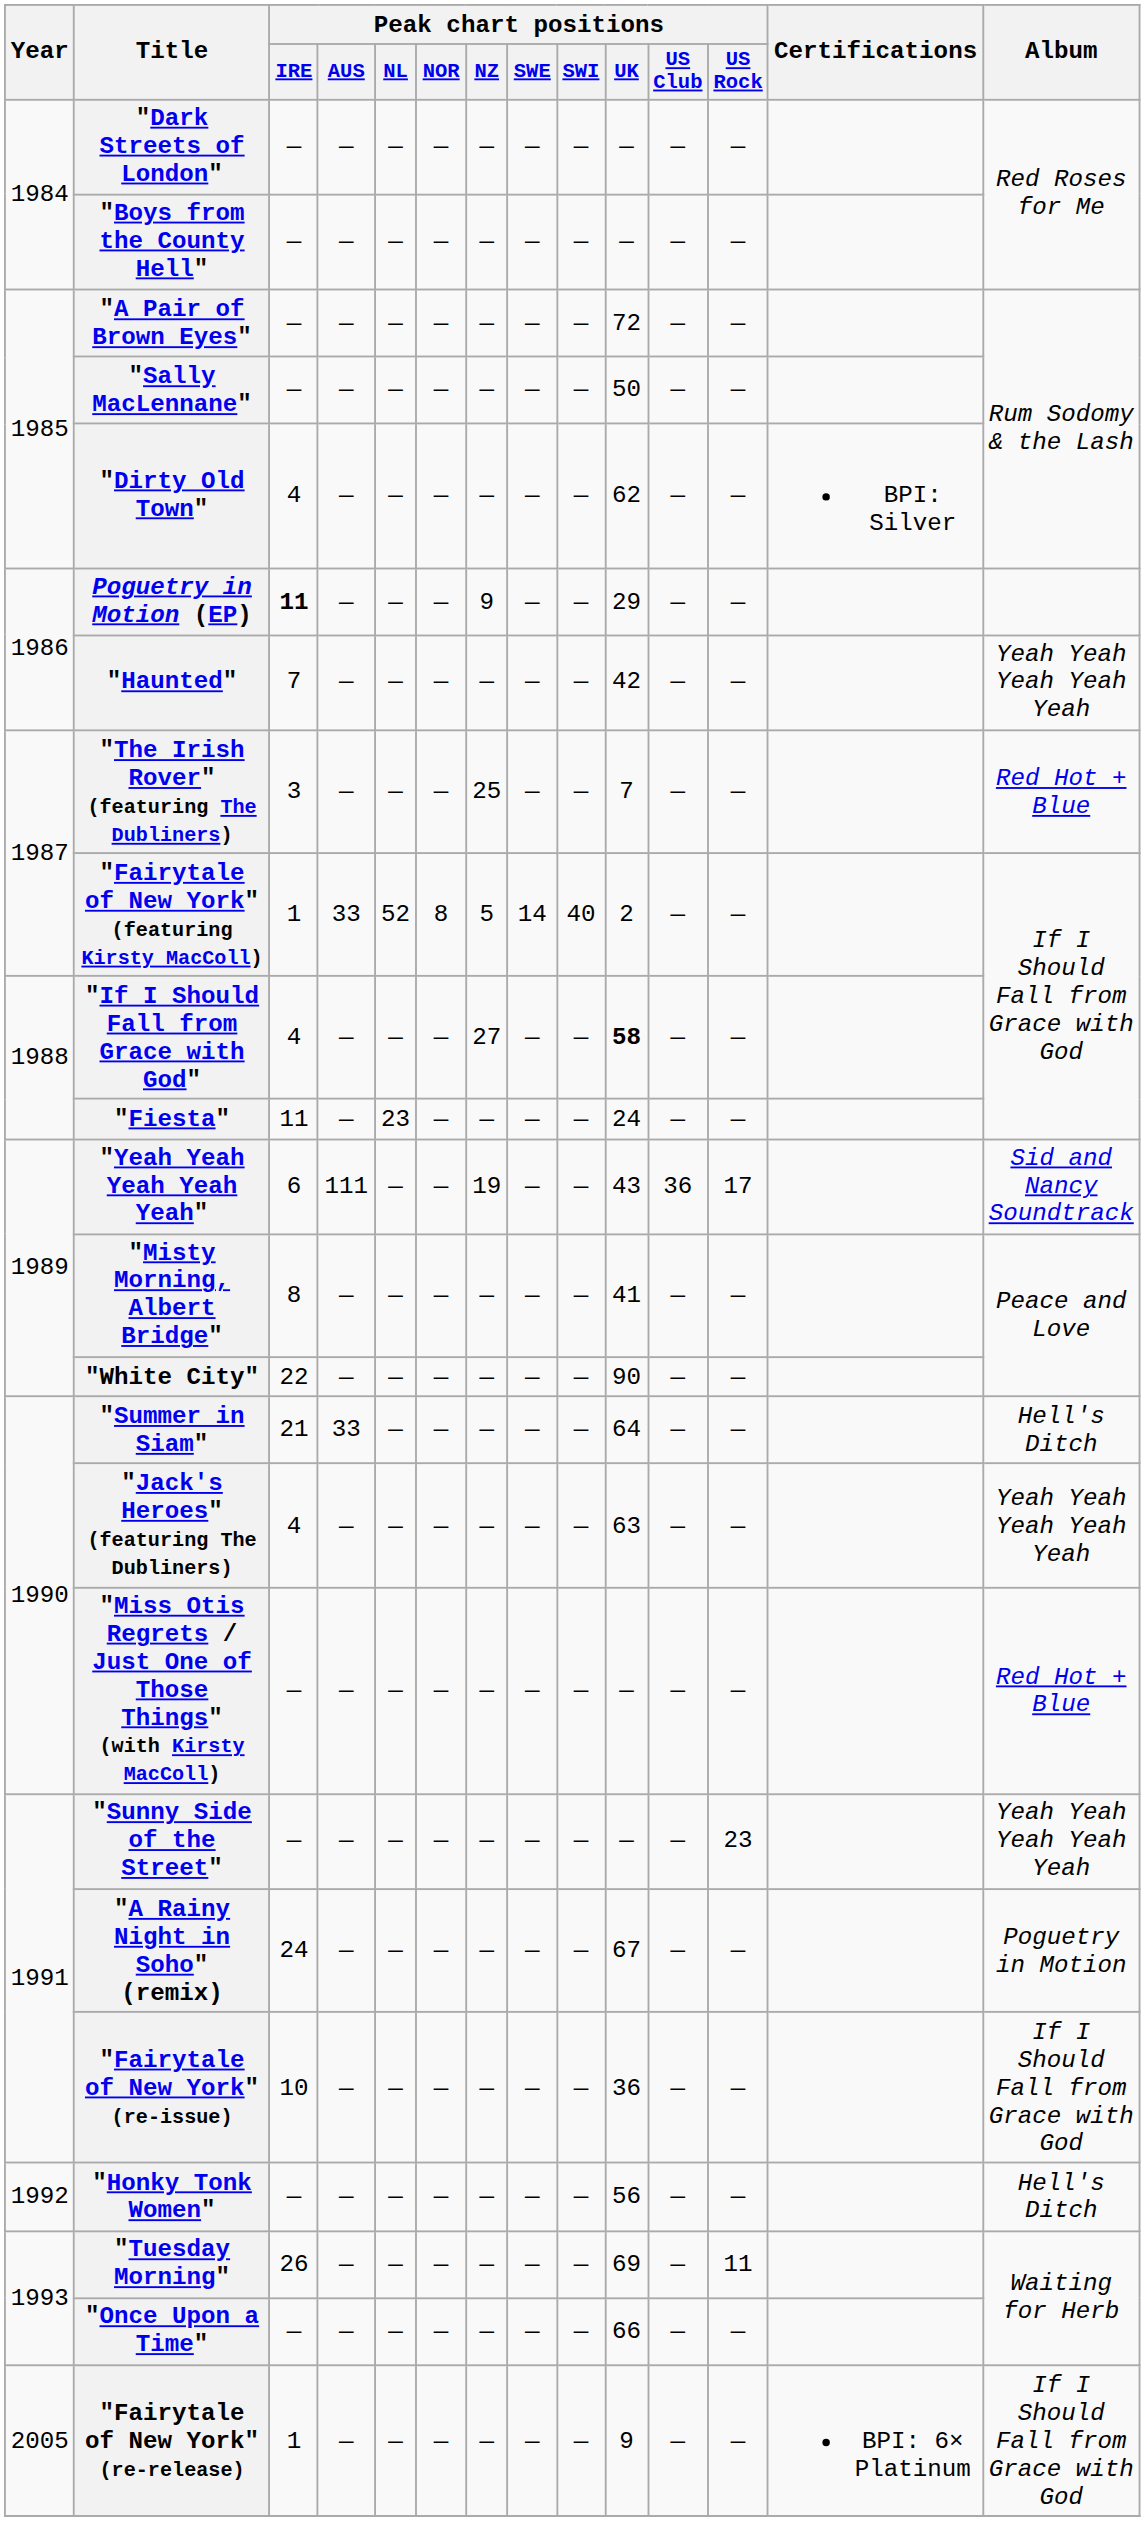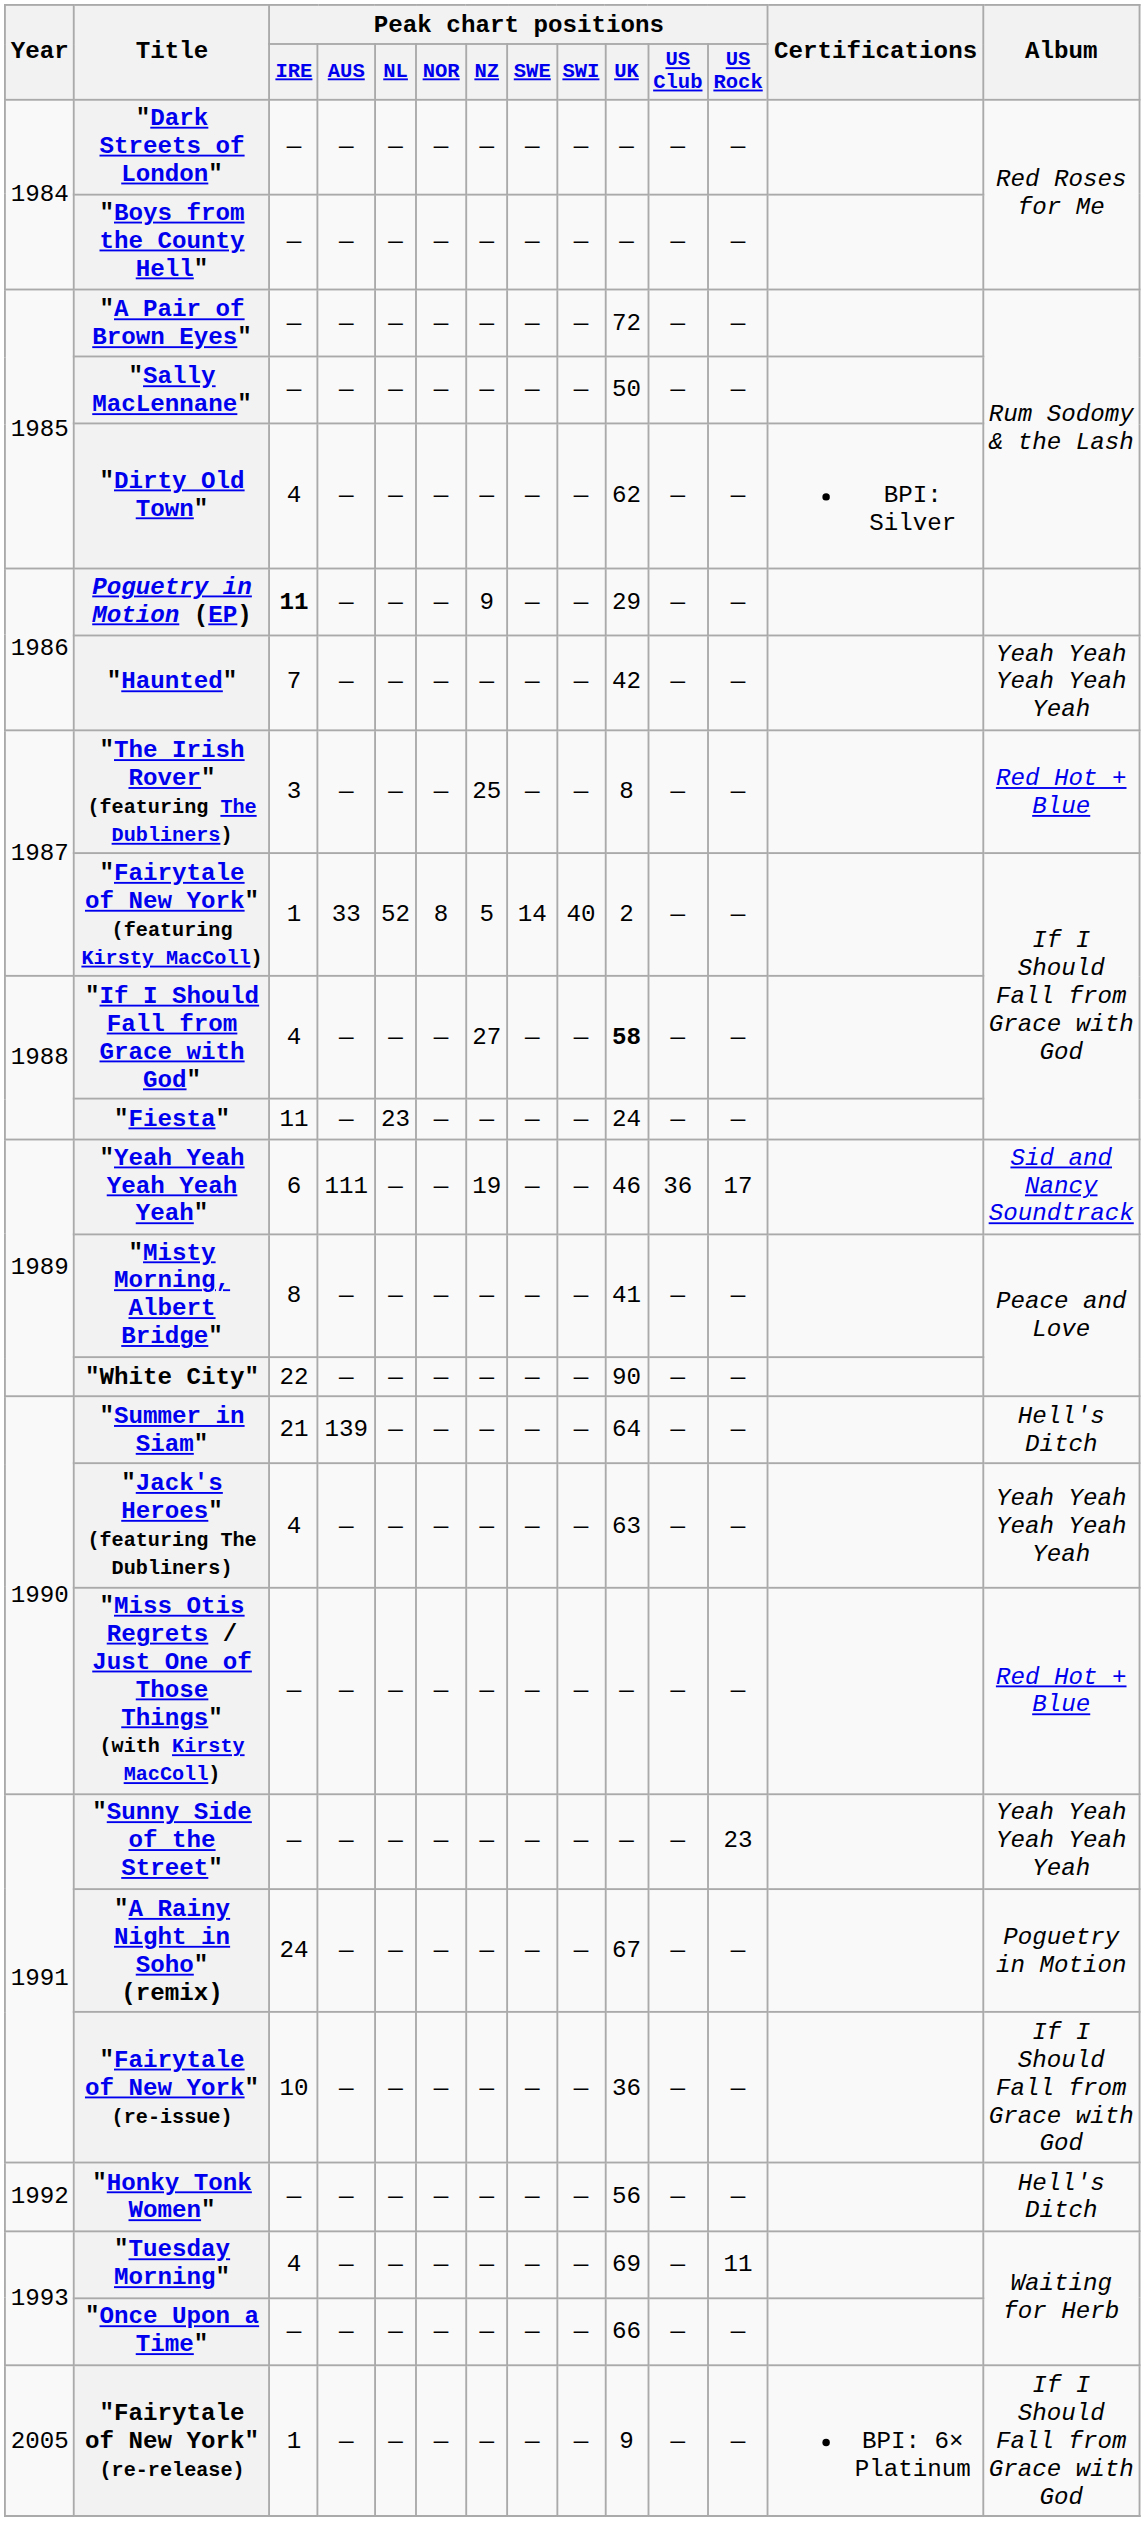(626, 792) 7 -> (626, 792) 8
(626, 1186) 43 -> (626, 1186) 46
(346, 1430) 33 -> (346, 1430) 139
(294, 2264) 26 -> (294, 2264) 4
